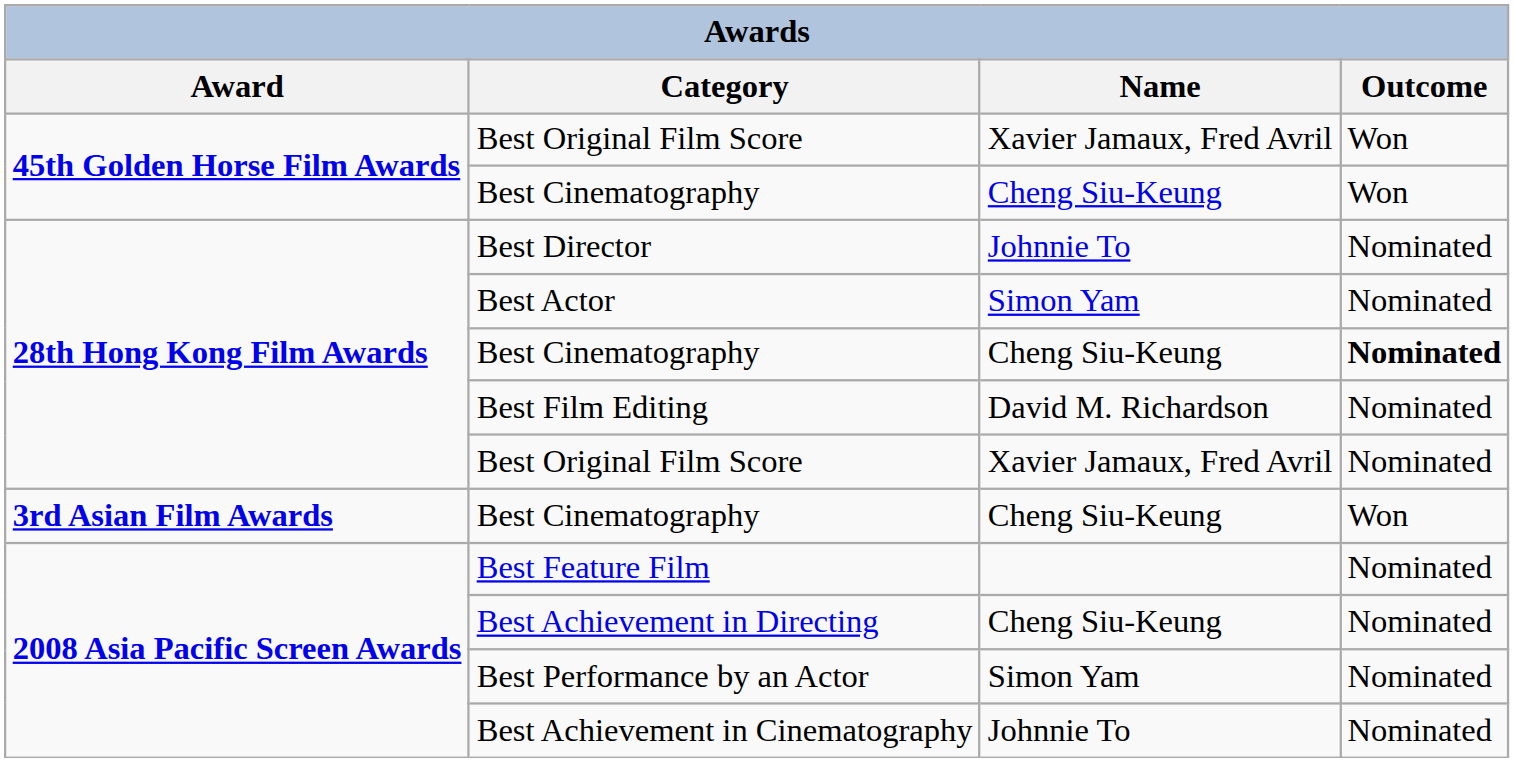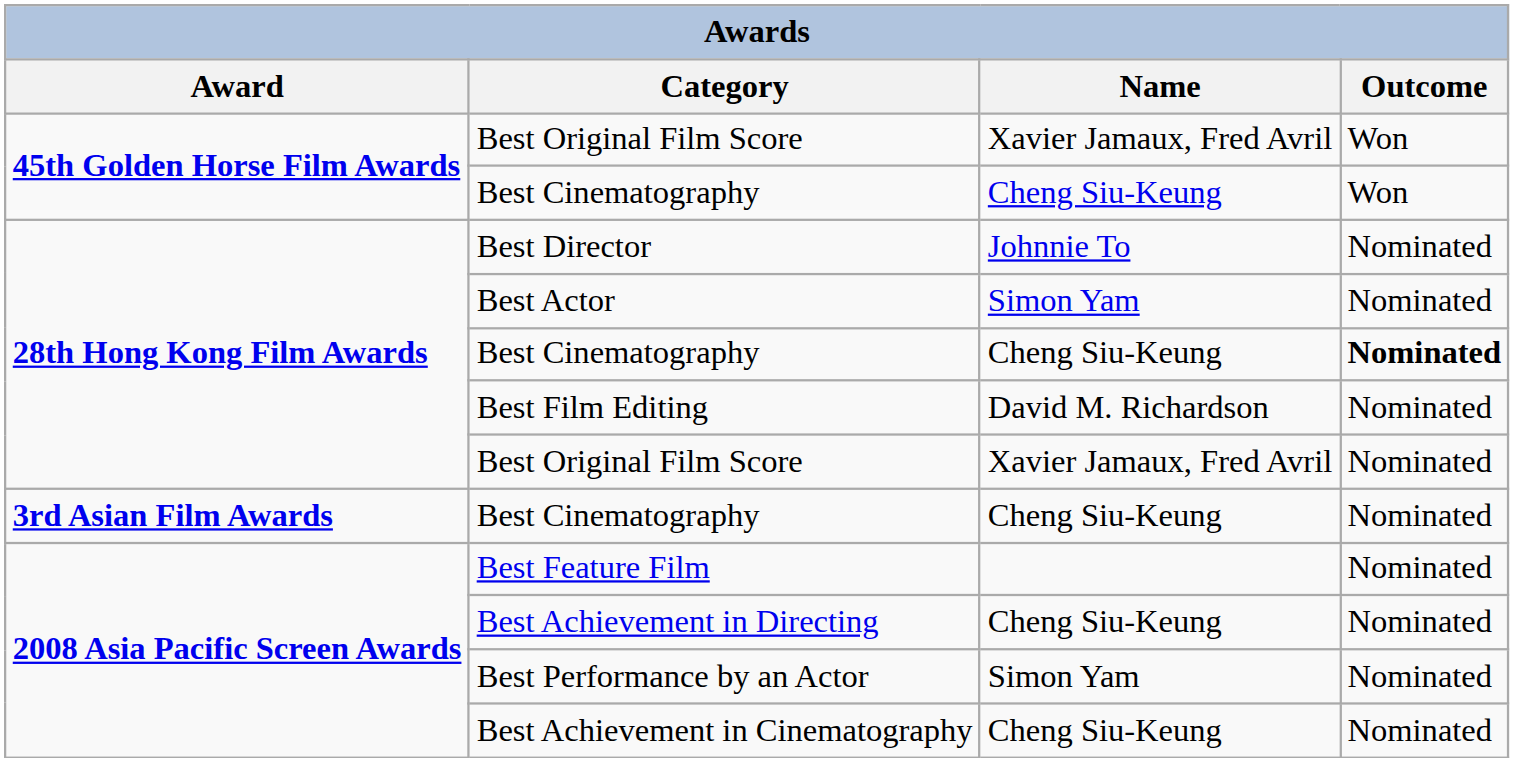(1378, 514) Won -> (1420, 514) Nominated
(1059, 729) Johnnie To -> (1105, 729) Cheng Siu-Keung
